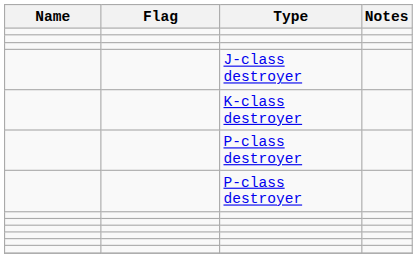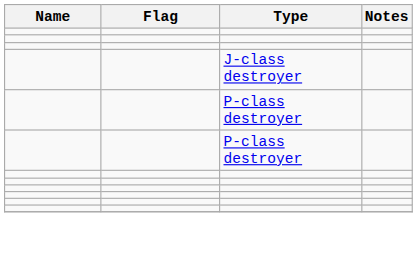- row: (53, 110)
